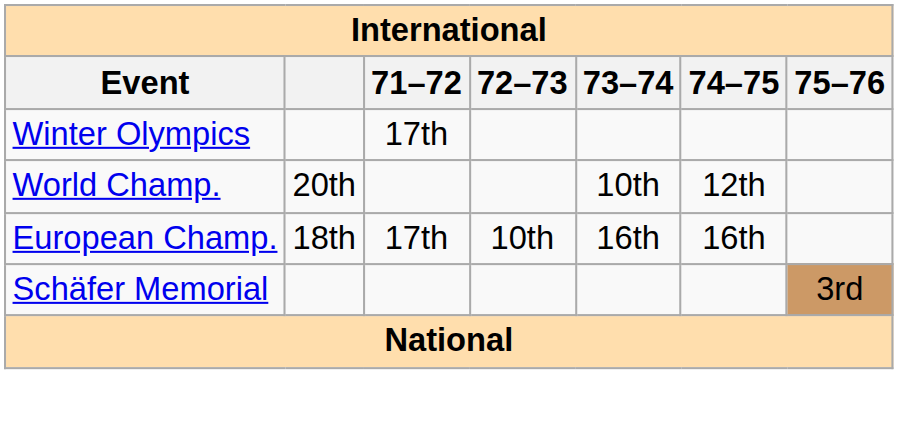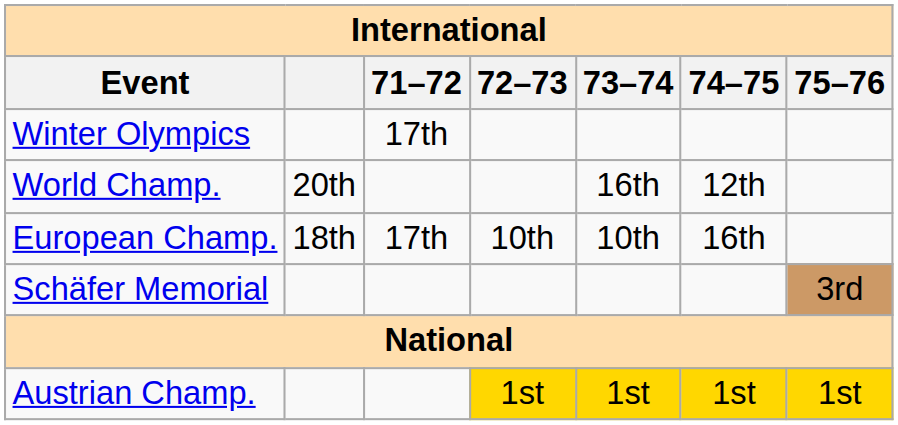(628, 185) 10th -> (628, 185) 16th
(628, 237) 16th -> (628, 237) 10th
+ row: (134, 392)
